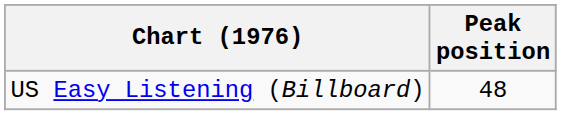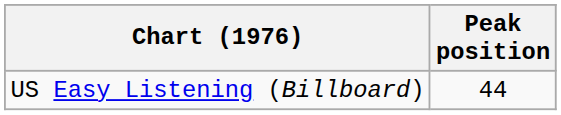(493, 91) 48 -> (493, 91) 44
